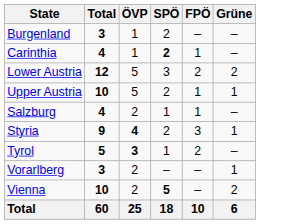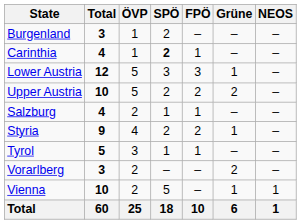+ column: (276, 14)
(198, 72) 2 -> (198, 72) 3
(234, 72) 2 -> (234, 72) 1
(198, 92) 1 -> (198, 92) 2
(234, 92) 1 -> (234, 92) 2
(135, 131) bold -> (135, 131) normal
(198, 131) 3 -> (198, 131) 2
(135, 151) bold -> (135, 151) normal
(198, 151) 2 -> (198, 151) 1
(234, 170) 1 -> (234, 170) 2
(166, 190) bold -> (166, 190) normal
(234, 190) 2 -> (234, 190) 1
